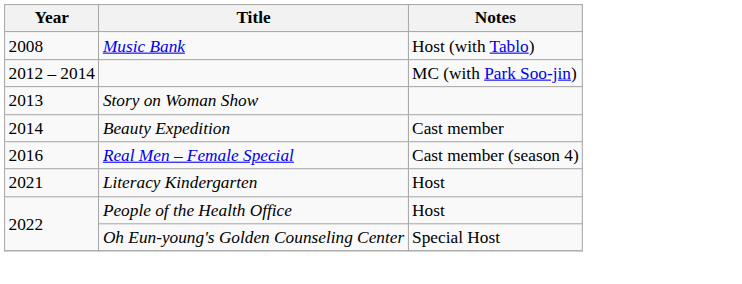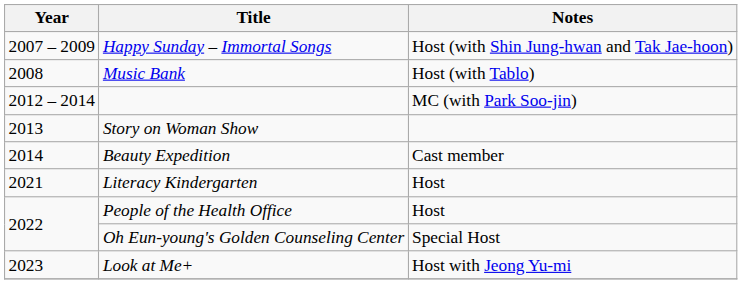+ row: (217, 45)
- row: (198, 155)
+ row: (148, 264)
